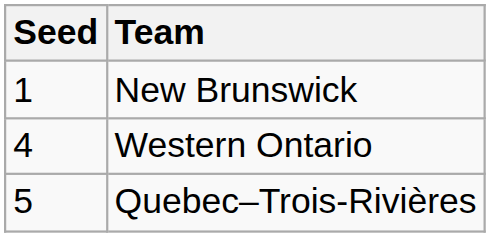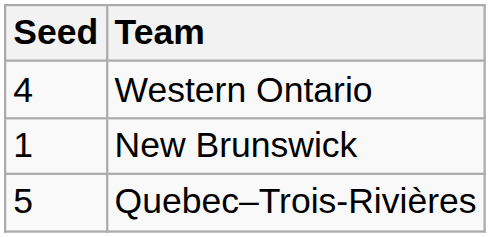rows swapped: (236, 88) <-> (244, 145)
